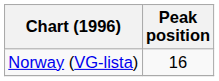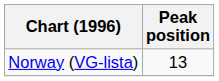(178, 62) 16 -> (178, 62) 13
